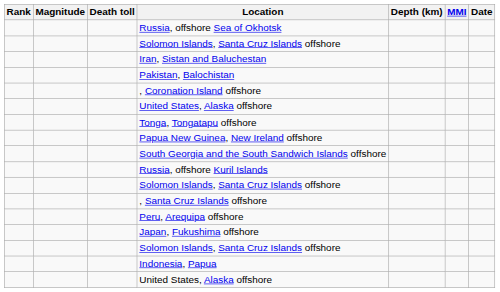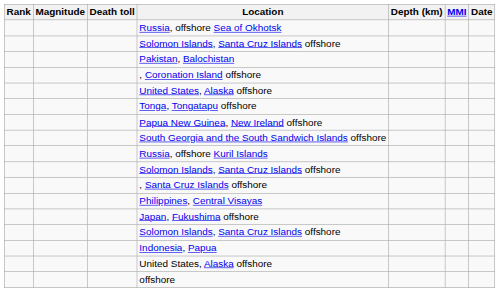- row: (19, 59)
- row: (19, 217)
+ row: (19, 201)
+ row: (19, 280)
